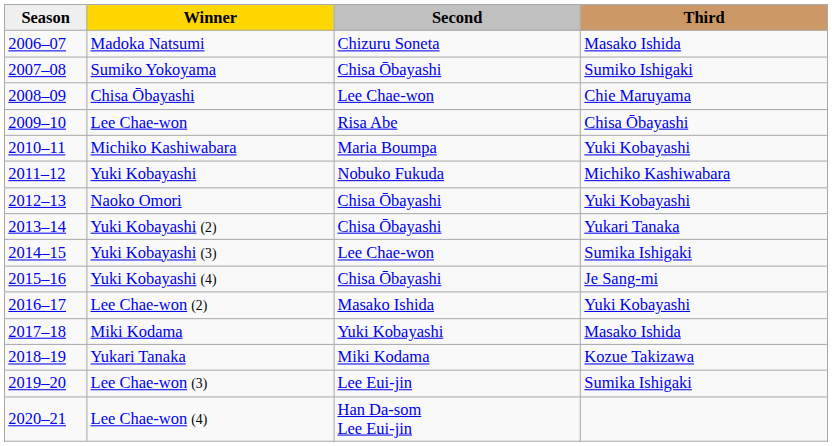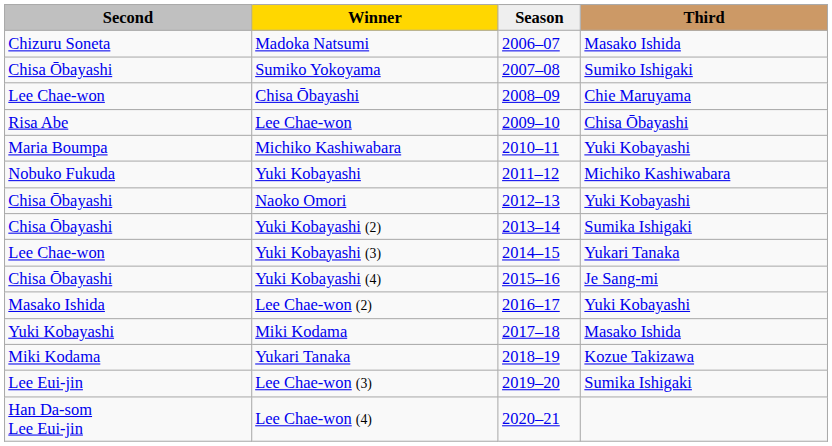columns swapped: (46, 17) <-> (457, 17)
(632, 226) Yukari Tanaka -> (638, 226) Sumika Ishigaki
(638, 252) Sumika Ishigaki -> (632, 252) Yukari Tanaka
